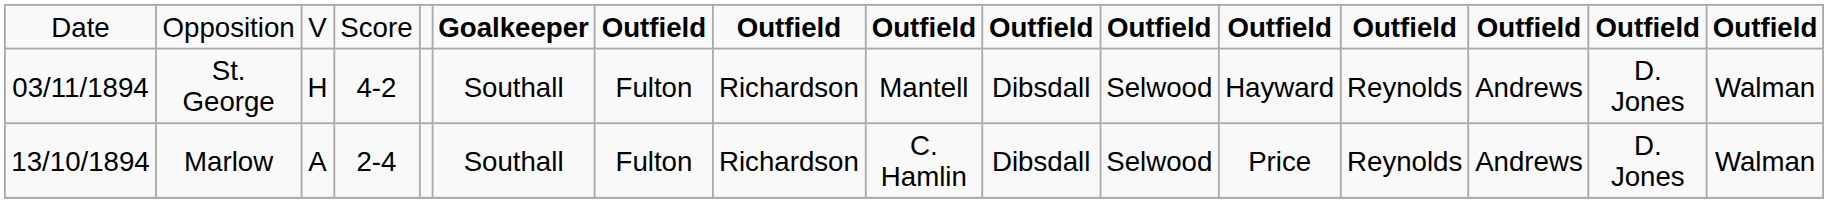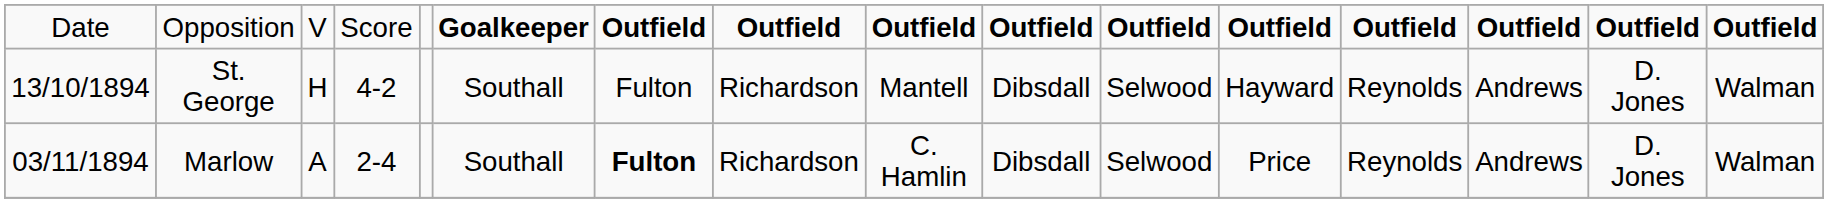(81, 86) 03/11/1894 -> (81, 86) 13/10/1894
(81, 161) 13/10/1894 -> (81, 161) 03/11/1894
(654, 161) normal -> (654, 161) bold
